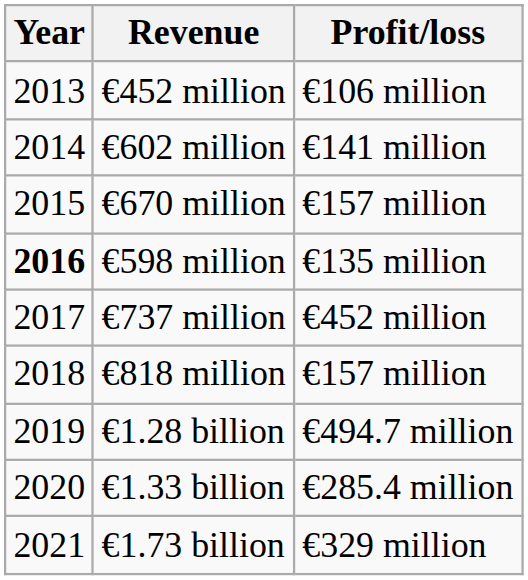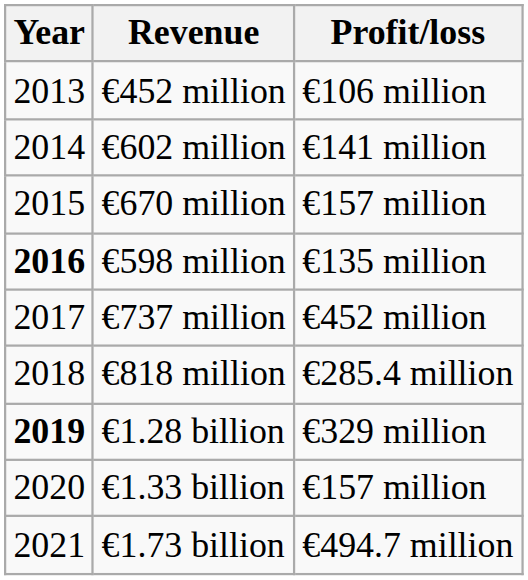(394, 373) €157 million -> (408, 373) €285.4 million
(49, 430) normal -> (49, 430) bold
(408, 430) €494.7 million -> (394, 430) €329 million
(408, 487) €285.4 million -> (394, 487) €157 million
(394, 544) €329 million -> (408, 544) €494.7 million
